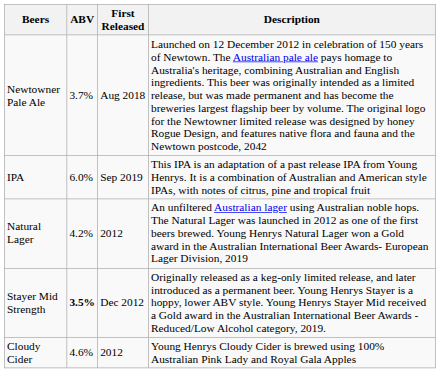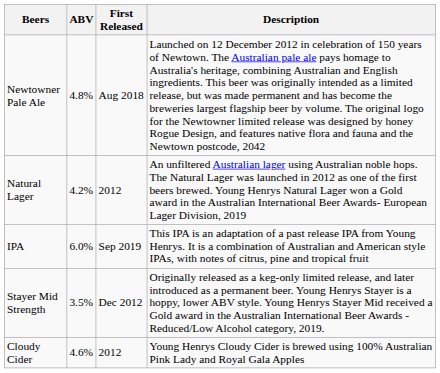(81, 95) 3.7% -> (81, 95) 4.8%
rows swapped: (24, 233) <-> (16, 177)
(82, 302) bold -> (81, 302) normal
